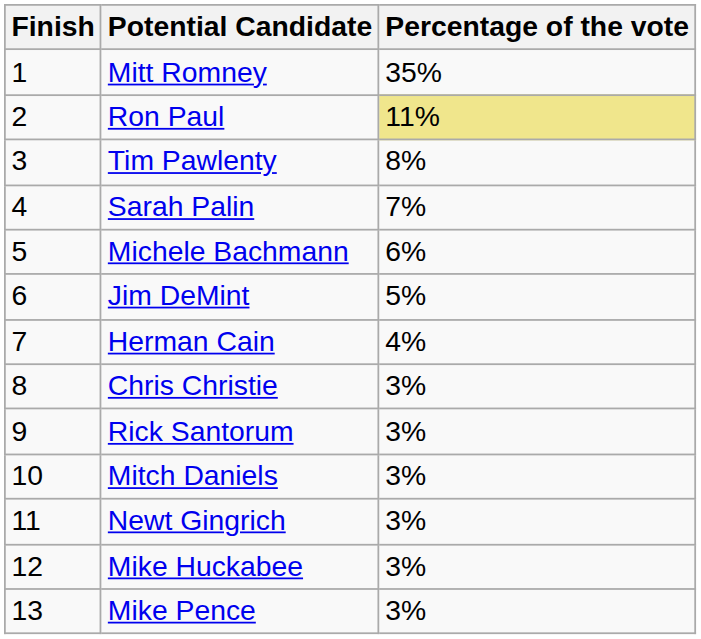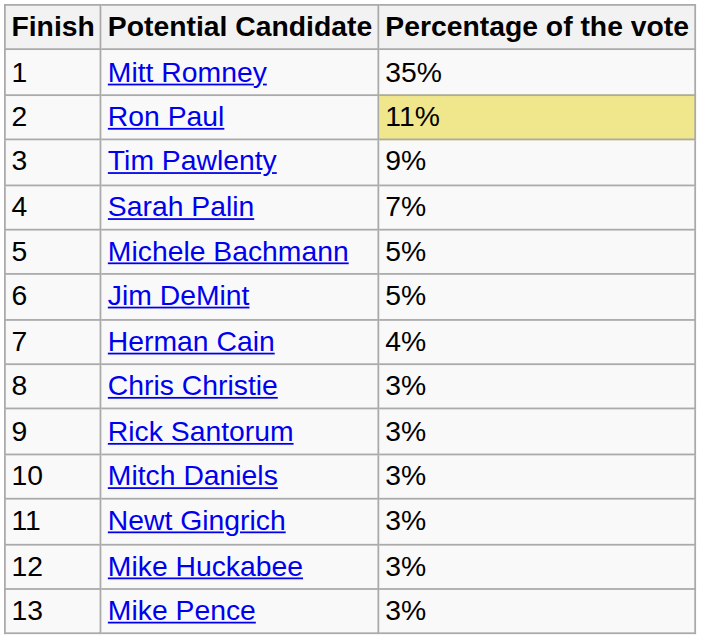(406, 161) 8% -> (406, 161) 9%
(406, 251) 6% -> (406, 251) 5%
